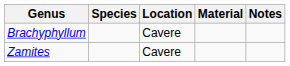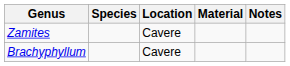rows swapped: (28, 52) <-> (46, 33)
